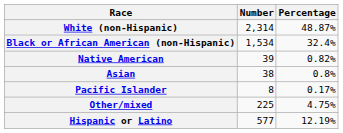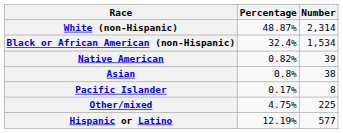columns swapped: (257, 12) <-> (307, 12)
